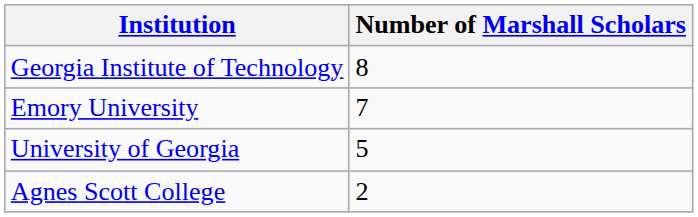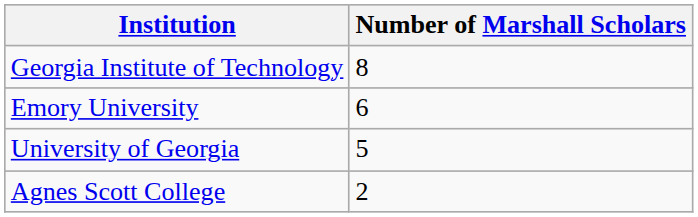(362, 107) 7 -> (362, 107) 6
